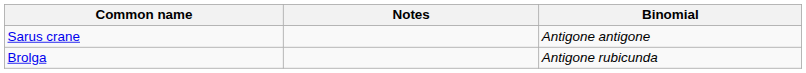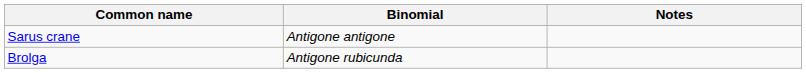columns swapped: (670, 15) <-> (411, 15)
